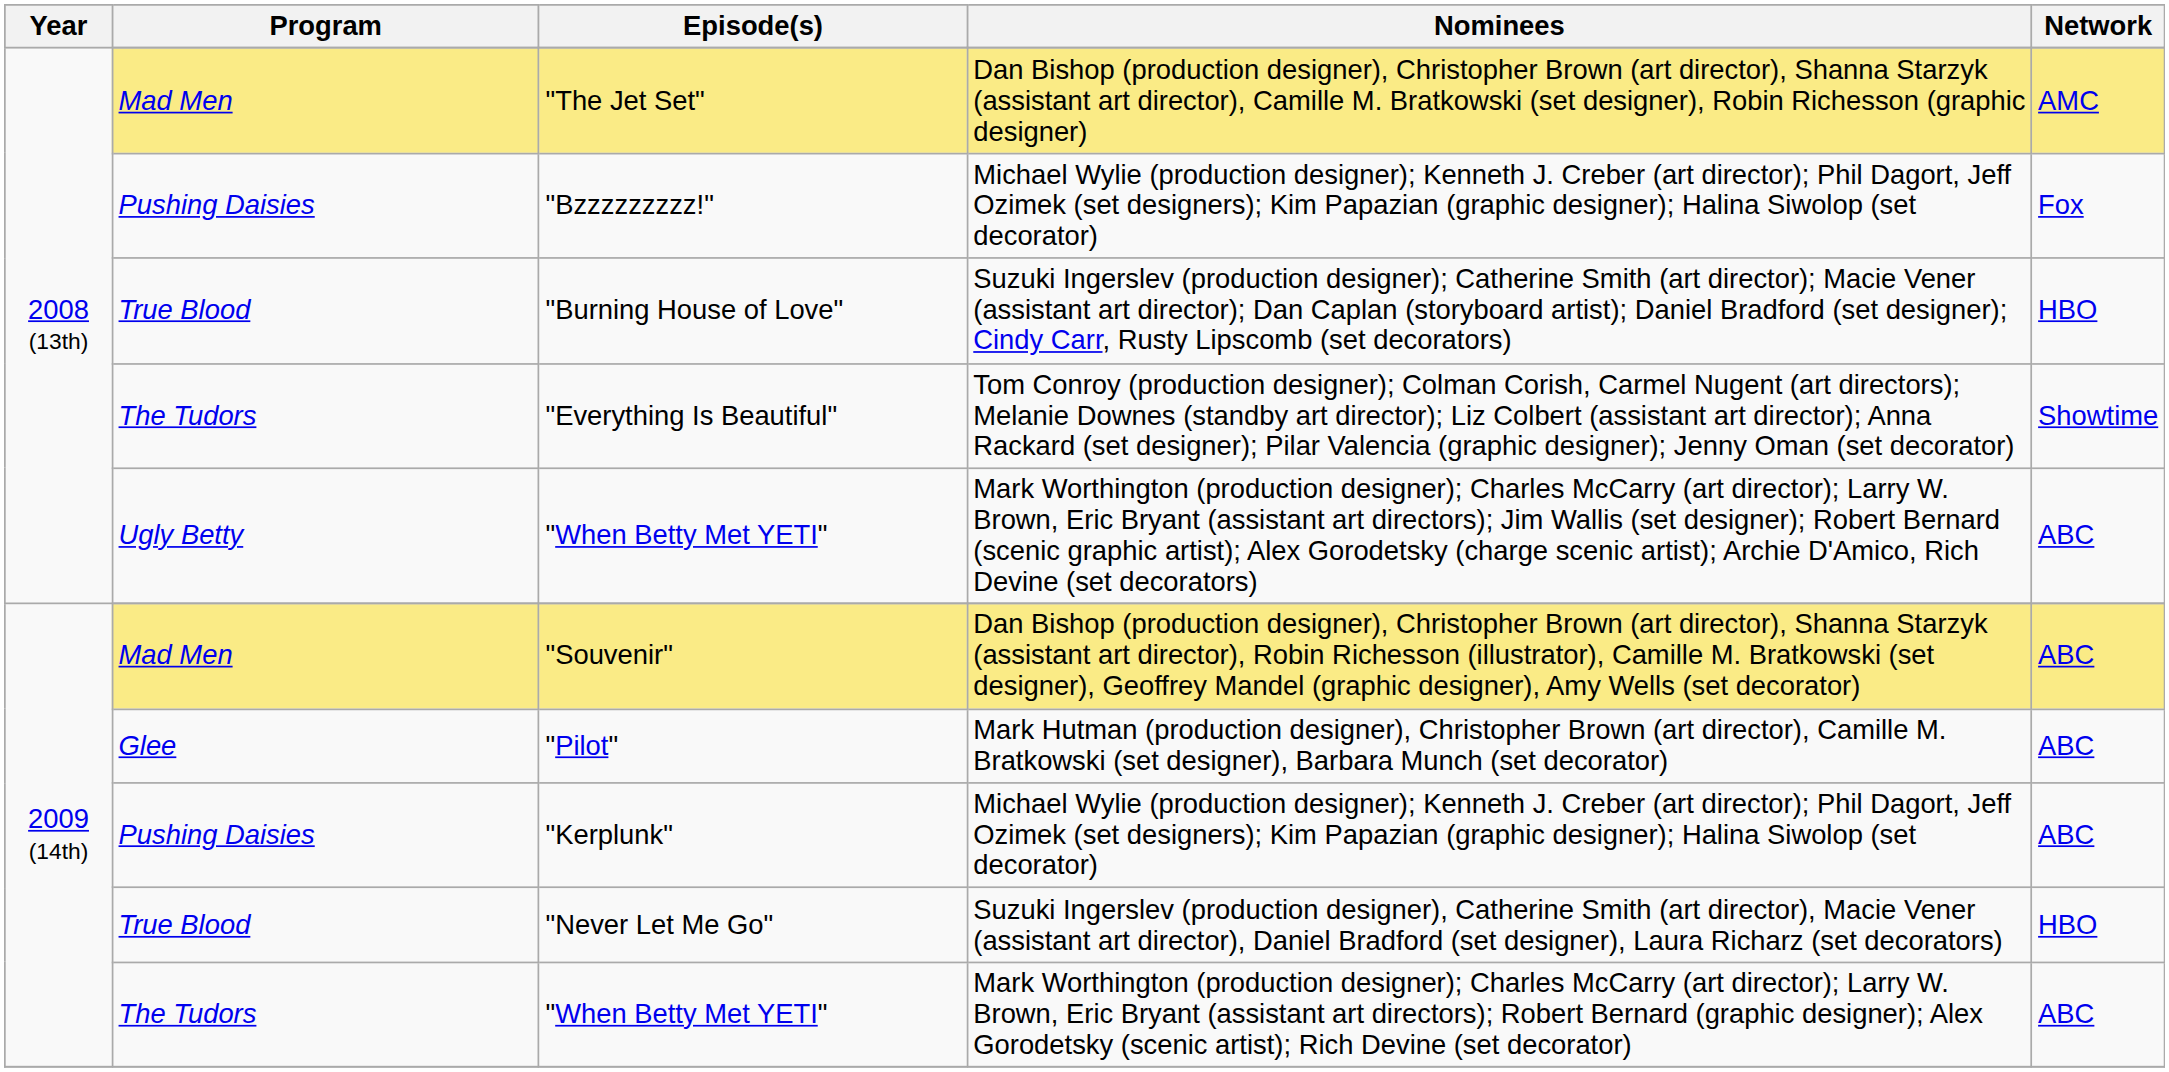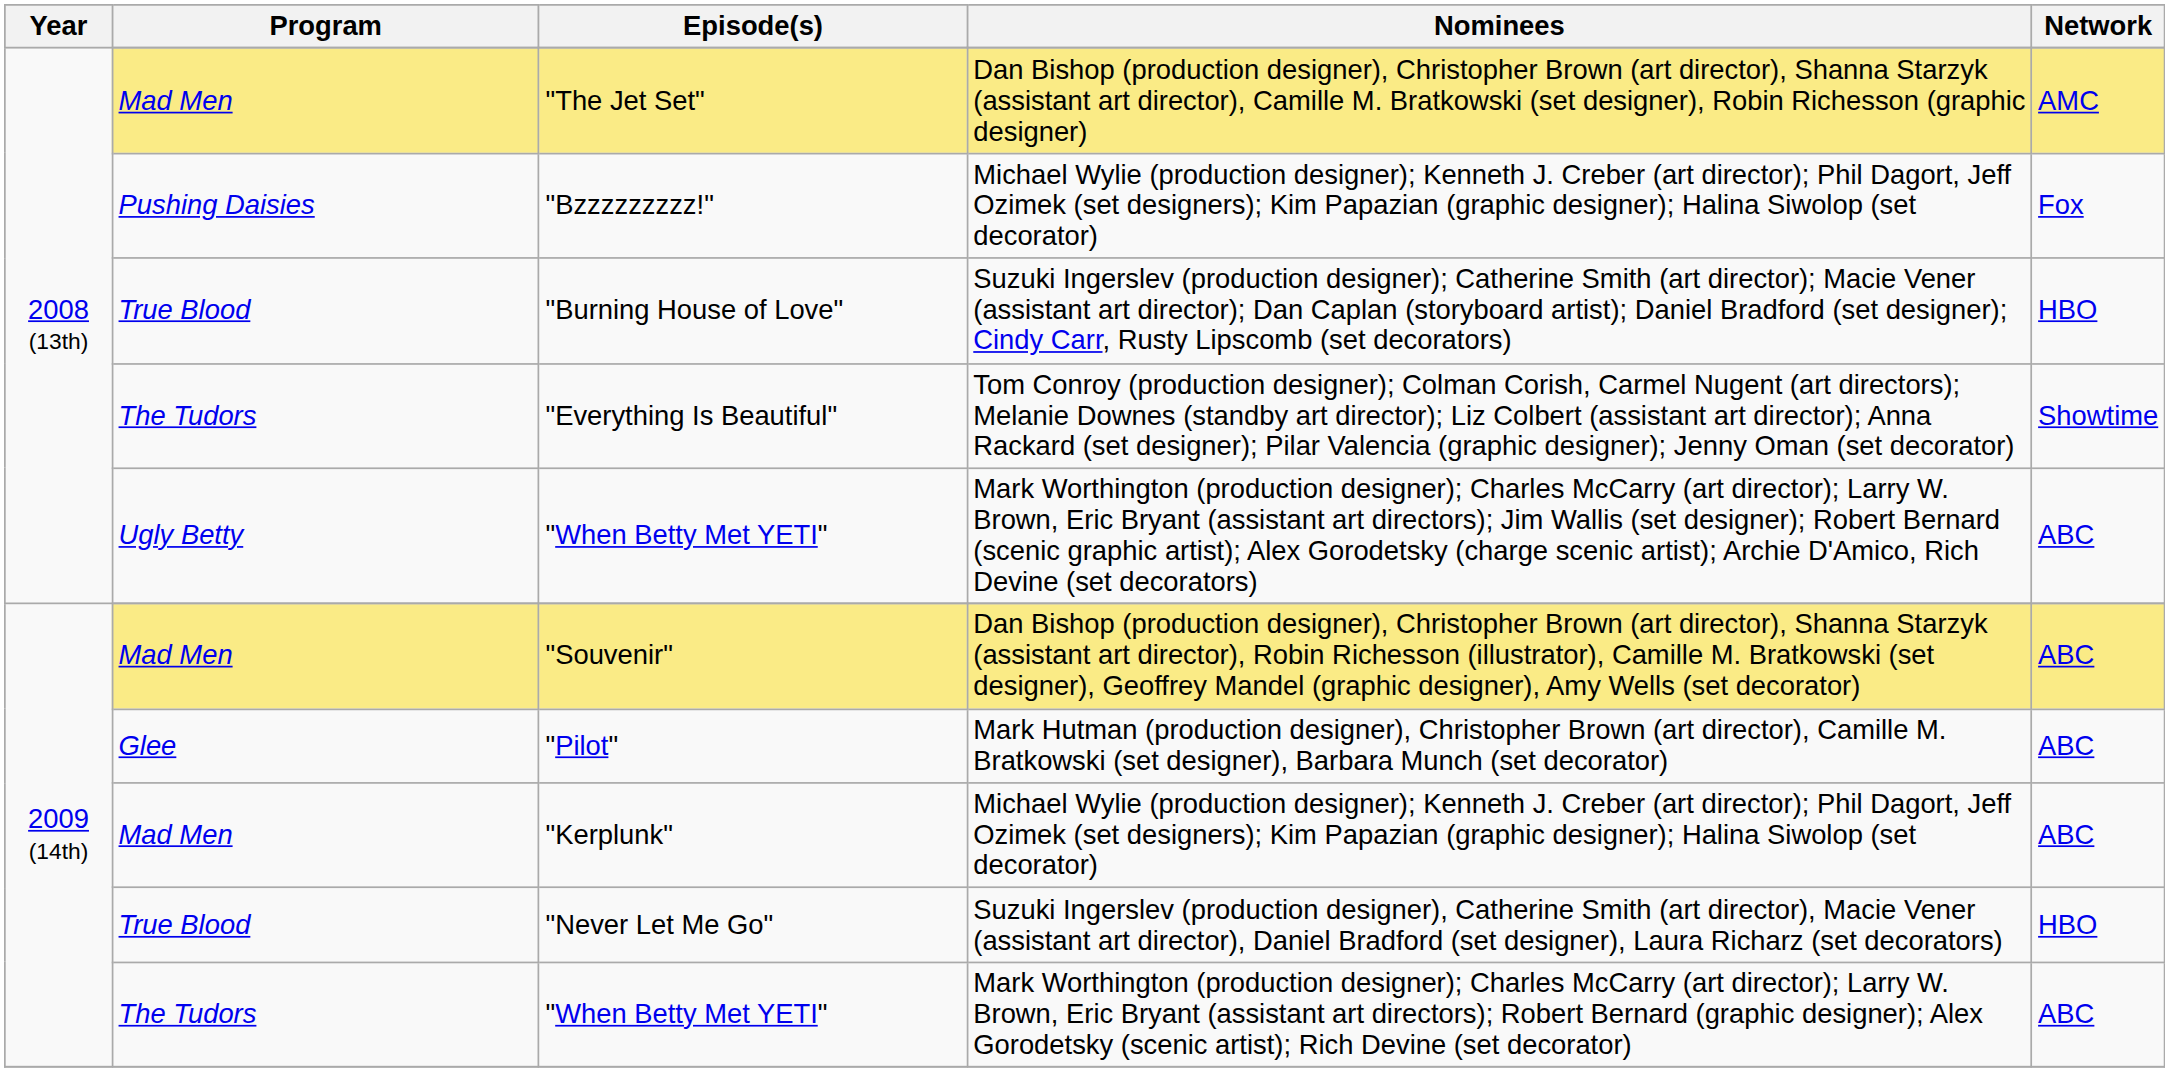(217, 835) Pushing Daisies -> (176, 835) Mad Men
